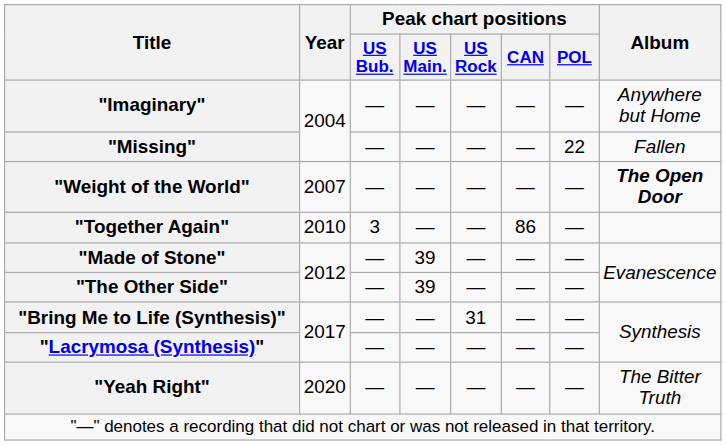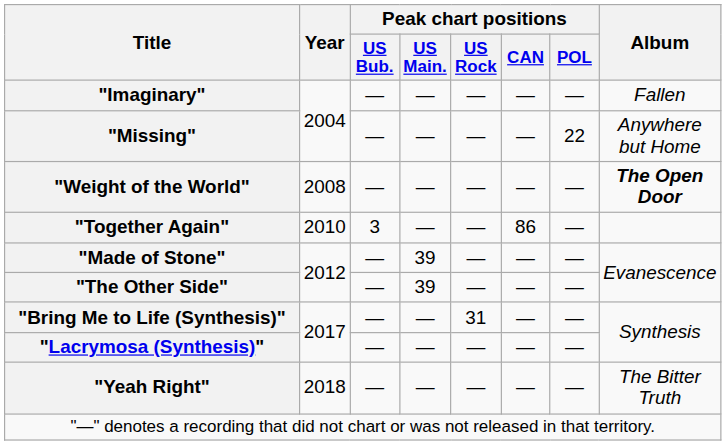(660, 105) Anywhere but Home -> (660, 95) Fallen
(660, 146) Fallen -> (660, 135) Anywhere but Home
(325, 186) 2007 -> (325, 186) 2008
(325, 387) 2020 -> (325, 387) 2018
